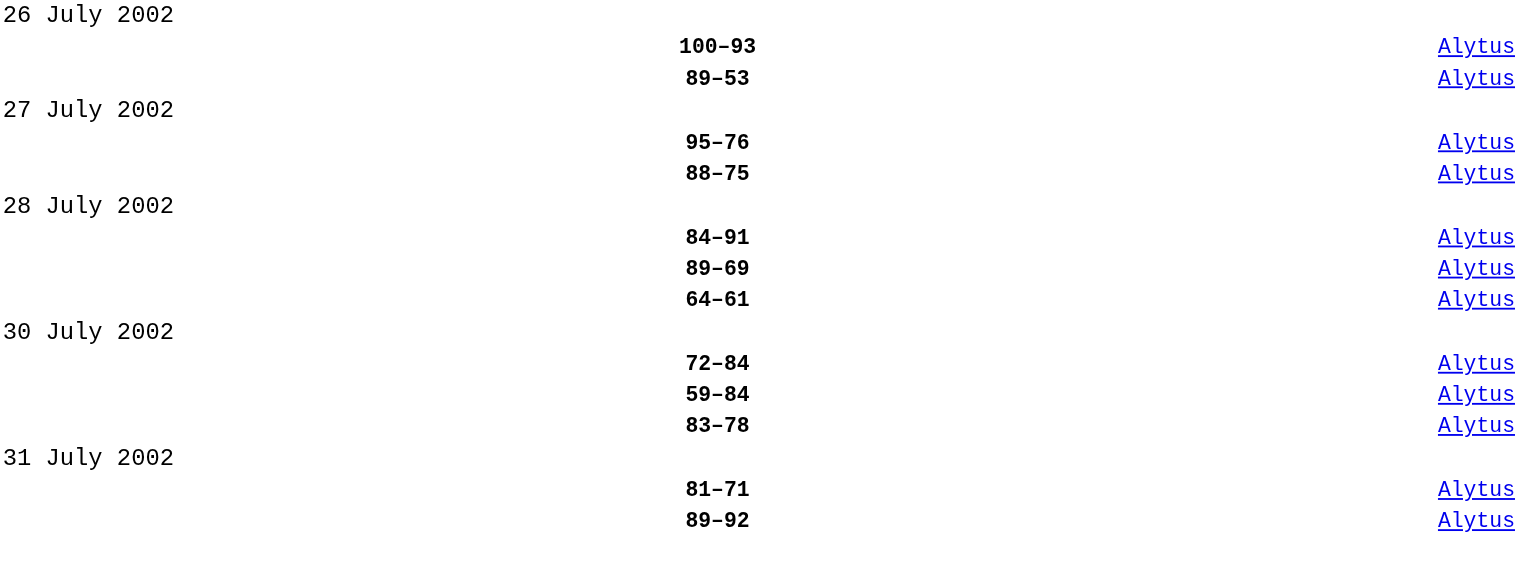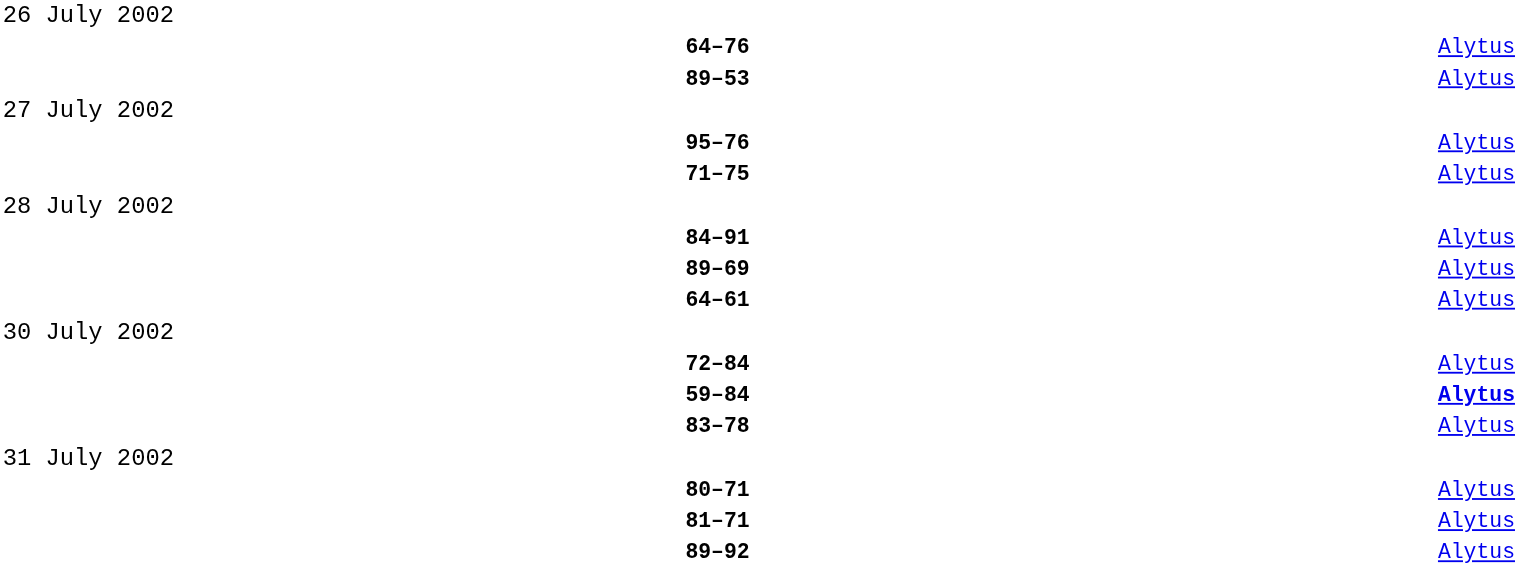+ row: (288, 48)
- row: (288, 48)
- row: (288, 174)
+ row: (288, 174)
(1476, 396) normal -> (1476, 396) bold
+ row: (288, 491)
